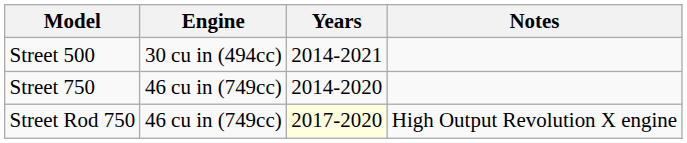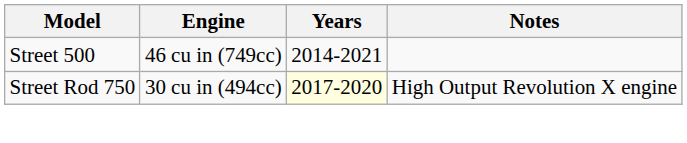(213, 54) 30 cu in (494cc) -> (213, 54) 46 cu in (749cc)
- row: (52, 87)
(213, 120) 46 cu in (749cc) -> (213, 87) 30 cu in (494cc)
